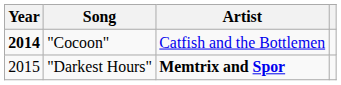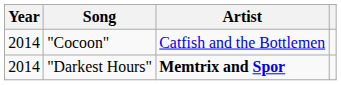(24, 42) bold -> (24, 42) normal
(24, 67) 2015 -> (24, 67) 2014
